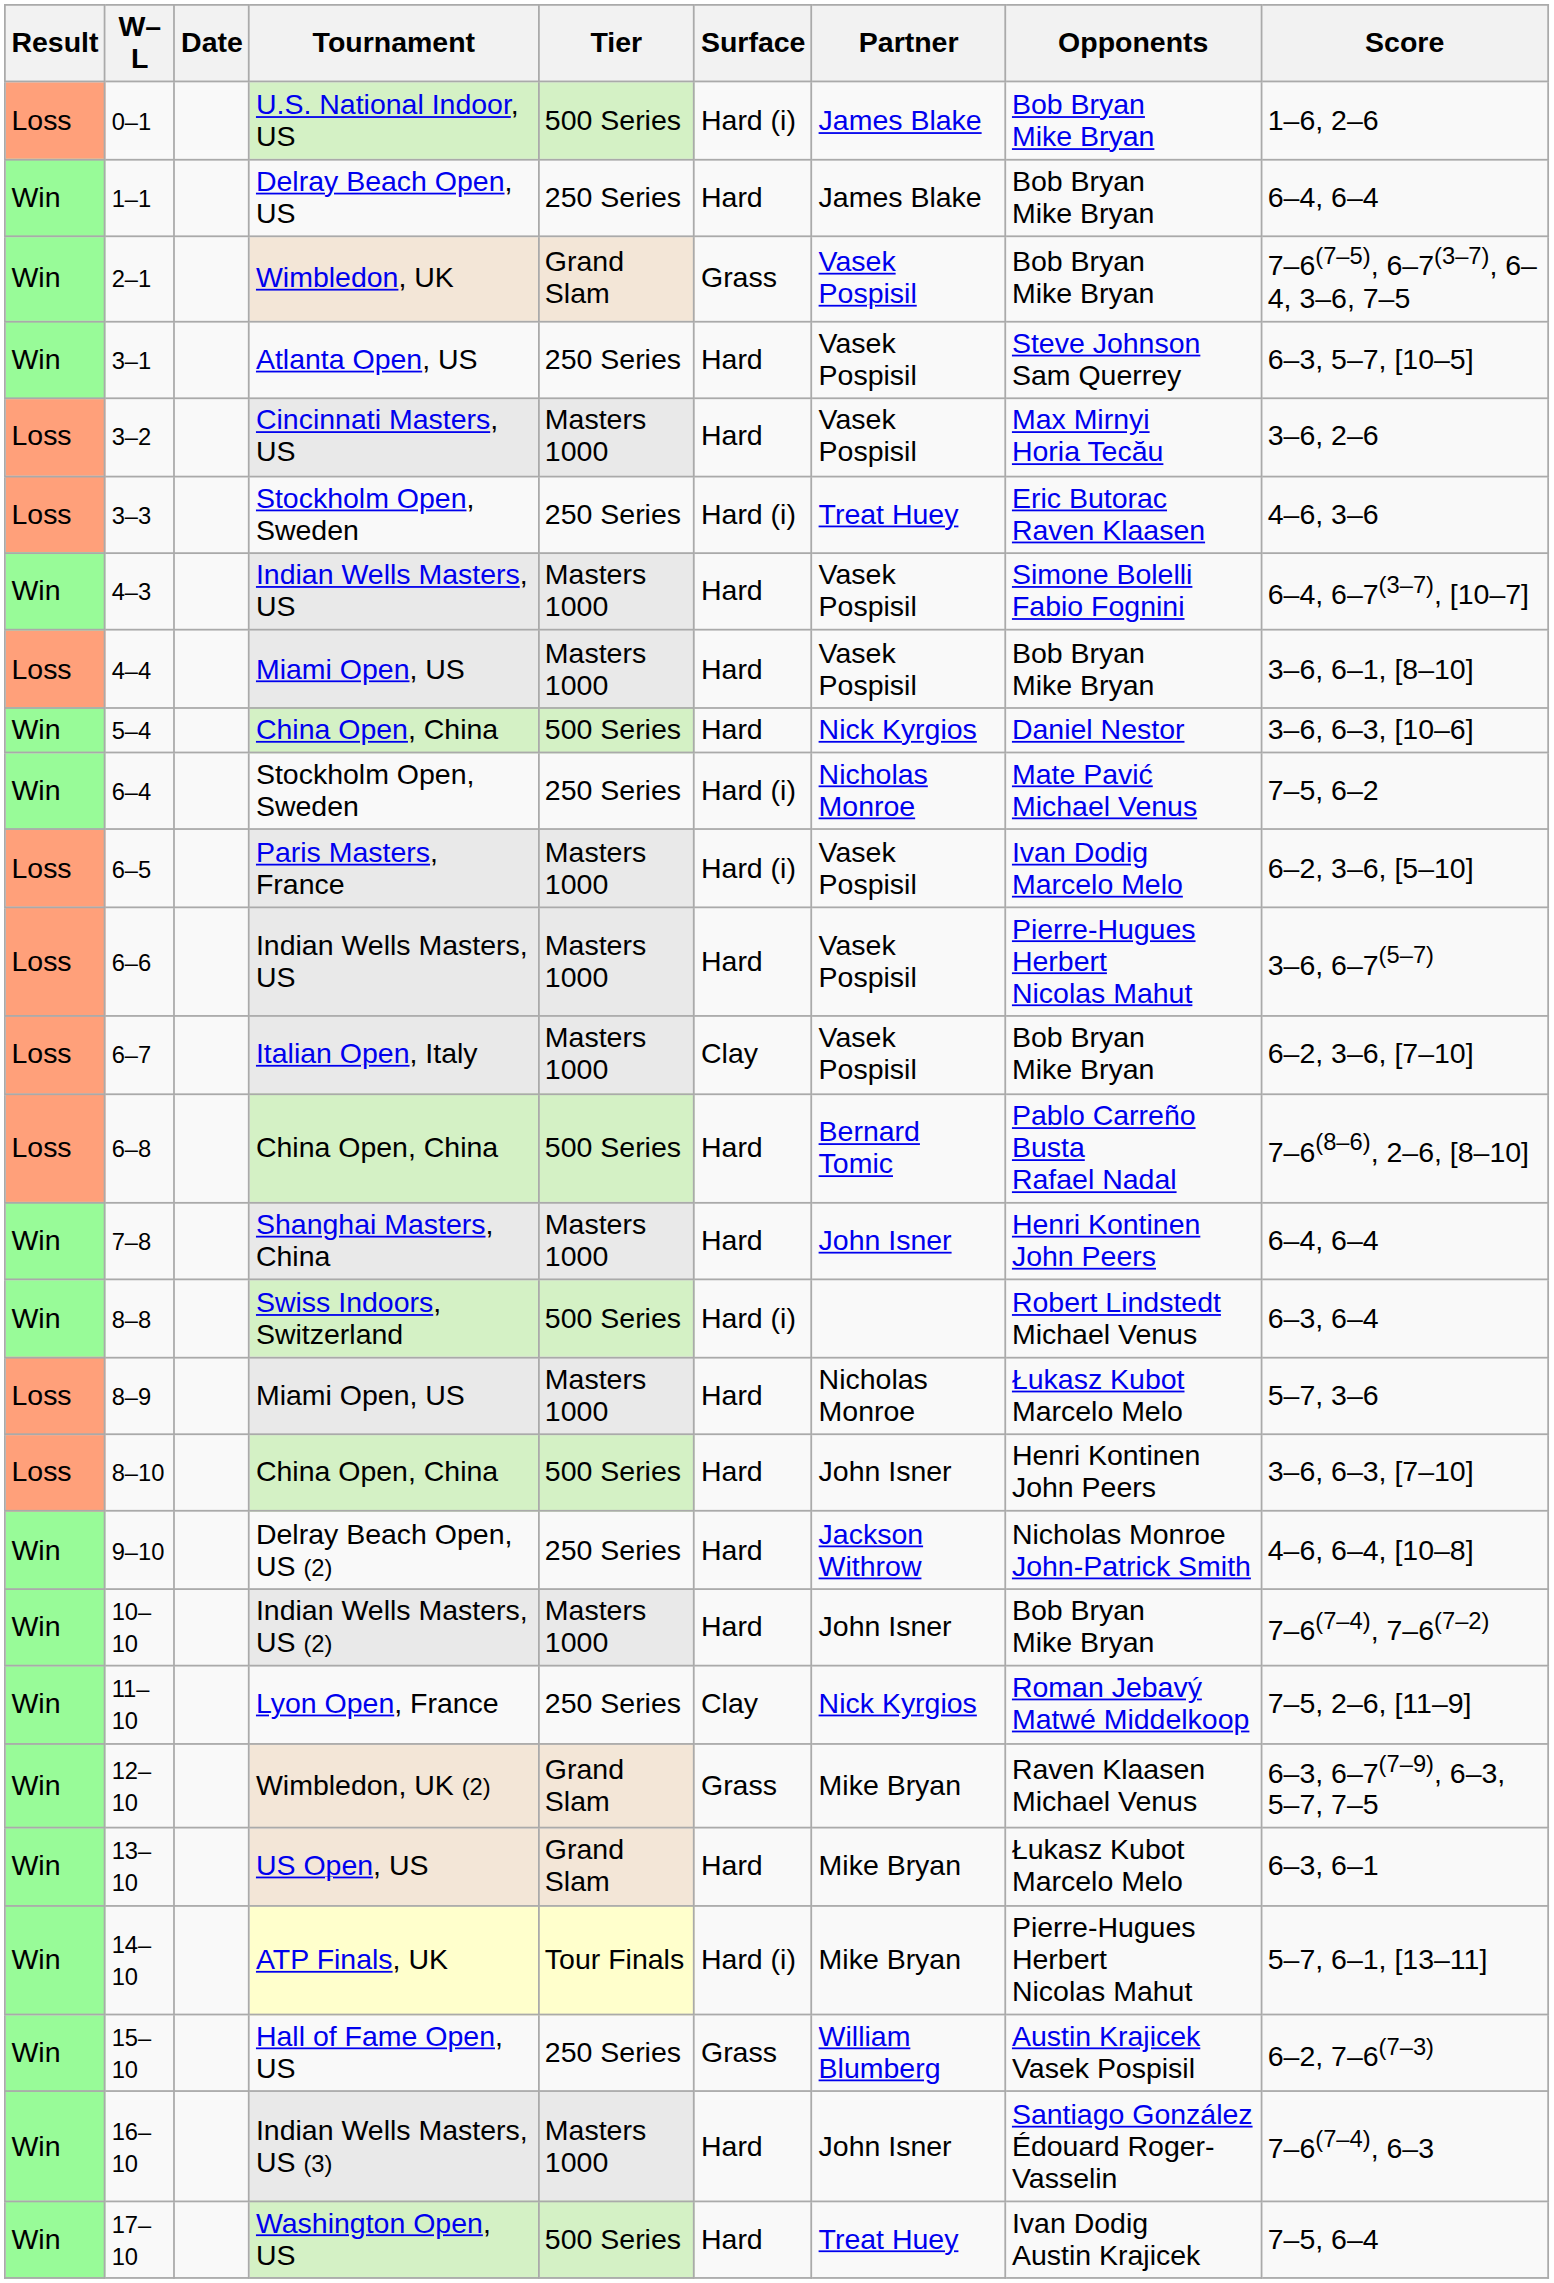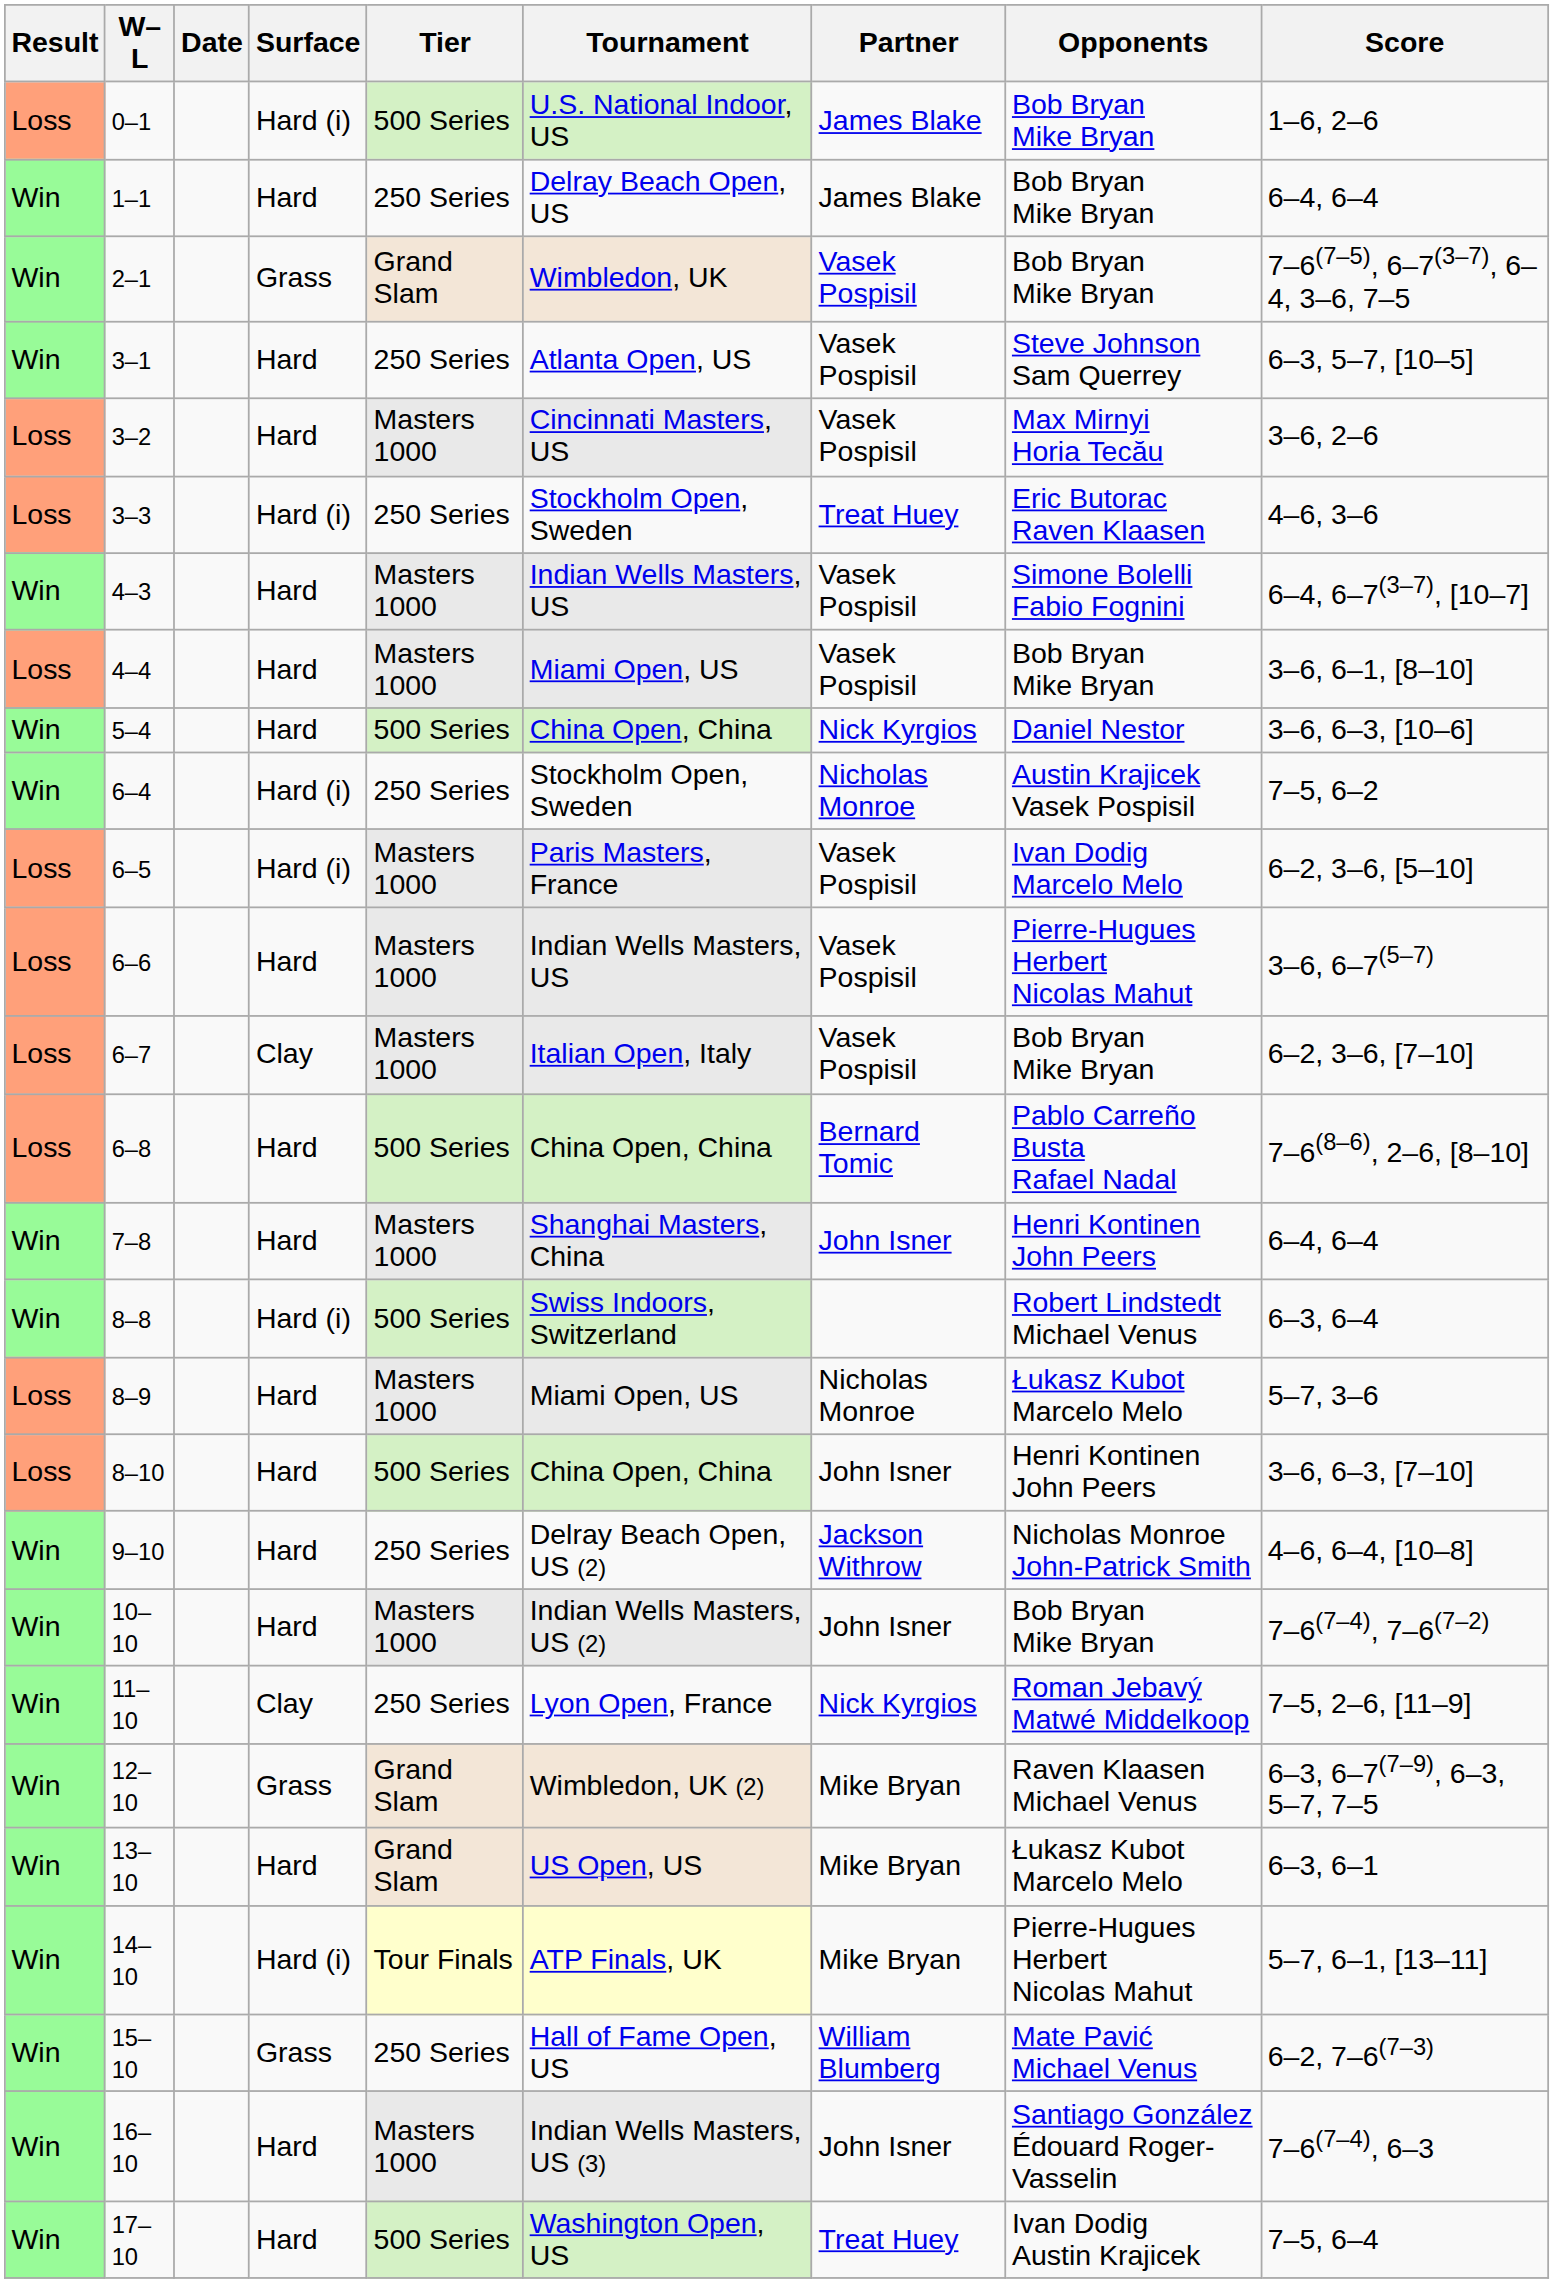columns swapped: (394, 43) <-> (753, 43)
(1105, 790) Mate Pavić Michael Venus -> (1106, 790) Austin Krajicek Vasek Pospisil
(1106, 2052) Austin Krajicek Vasek Pospisil -> (1105, 2052) Mate Pavić Michael Venus
